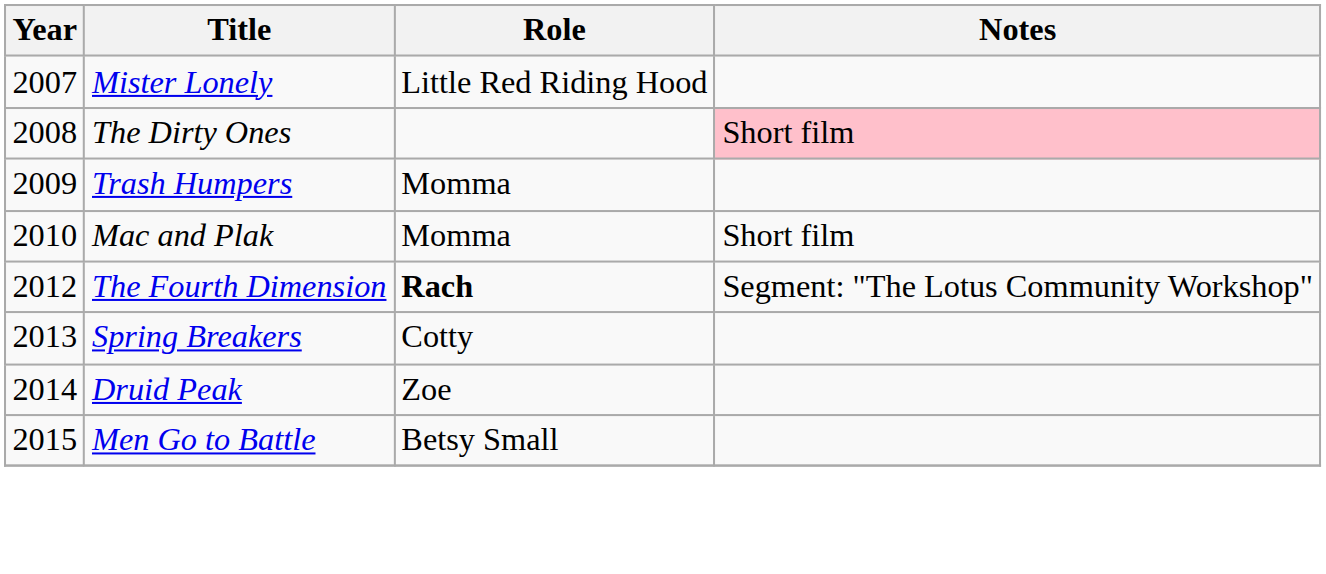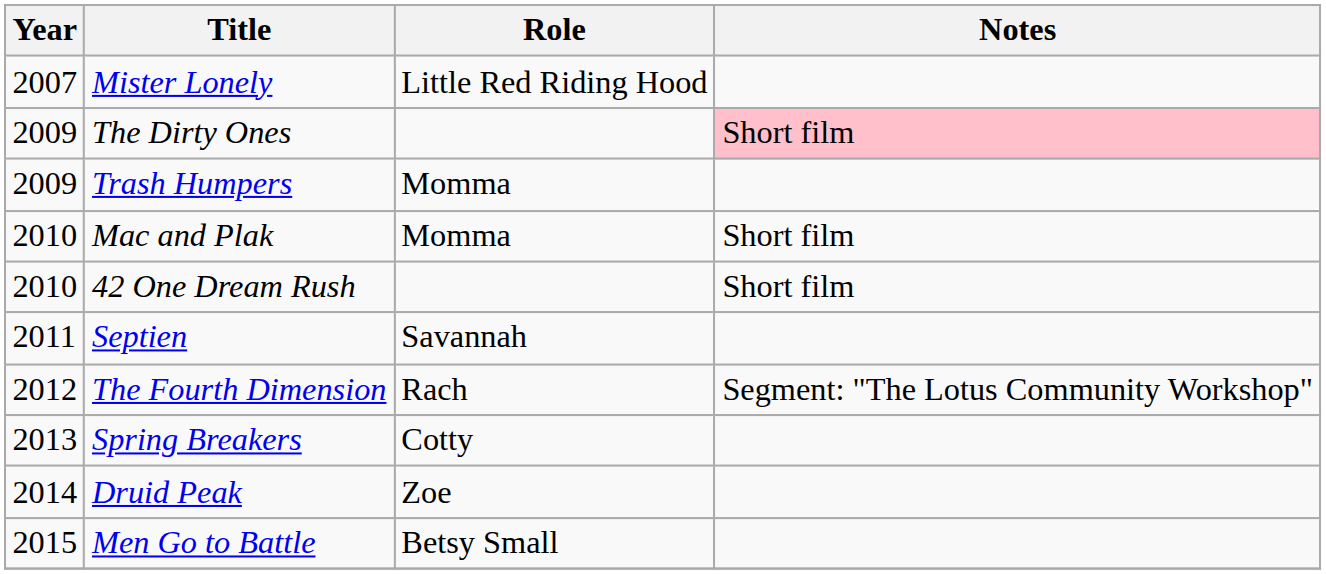(45, 132) 2008 -> (45, 132) 2009
+ row: (224, 286)
+ row: (140, 337)
(437, 286) bold -> (435, 388) normal
